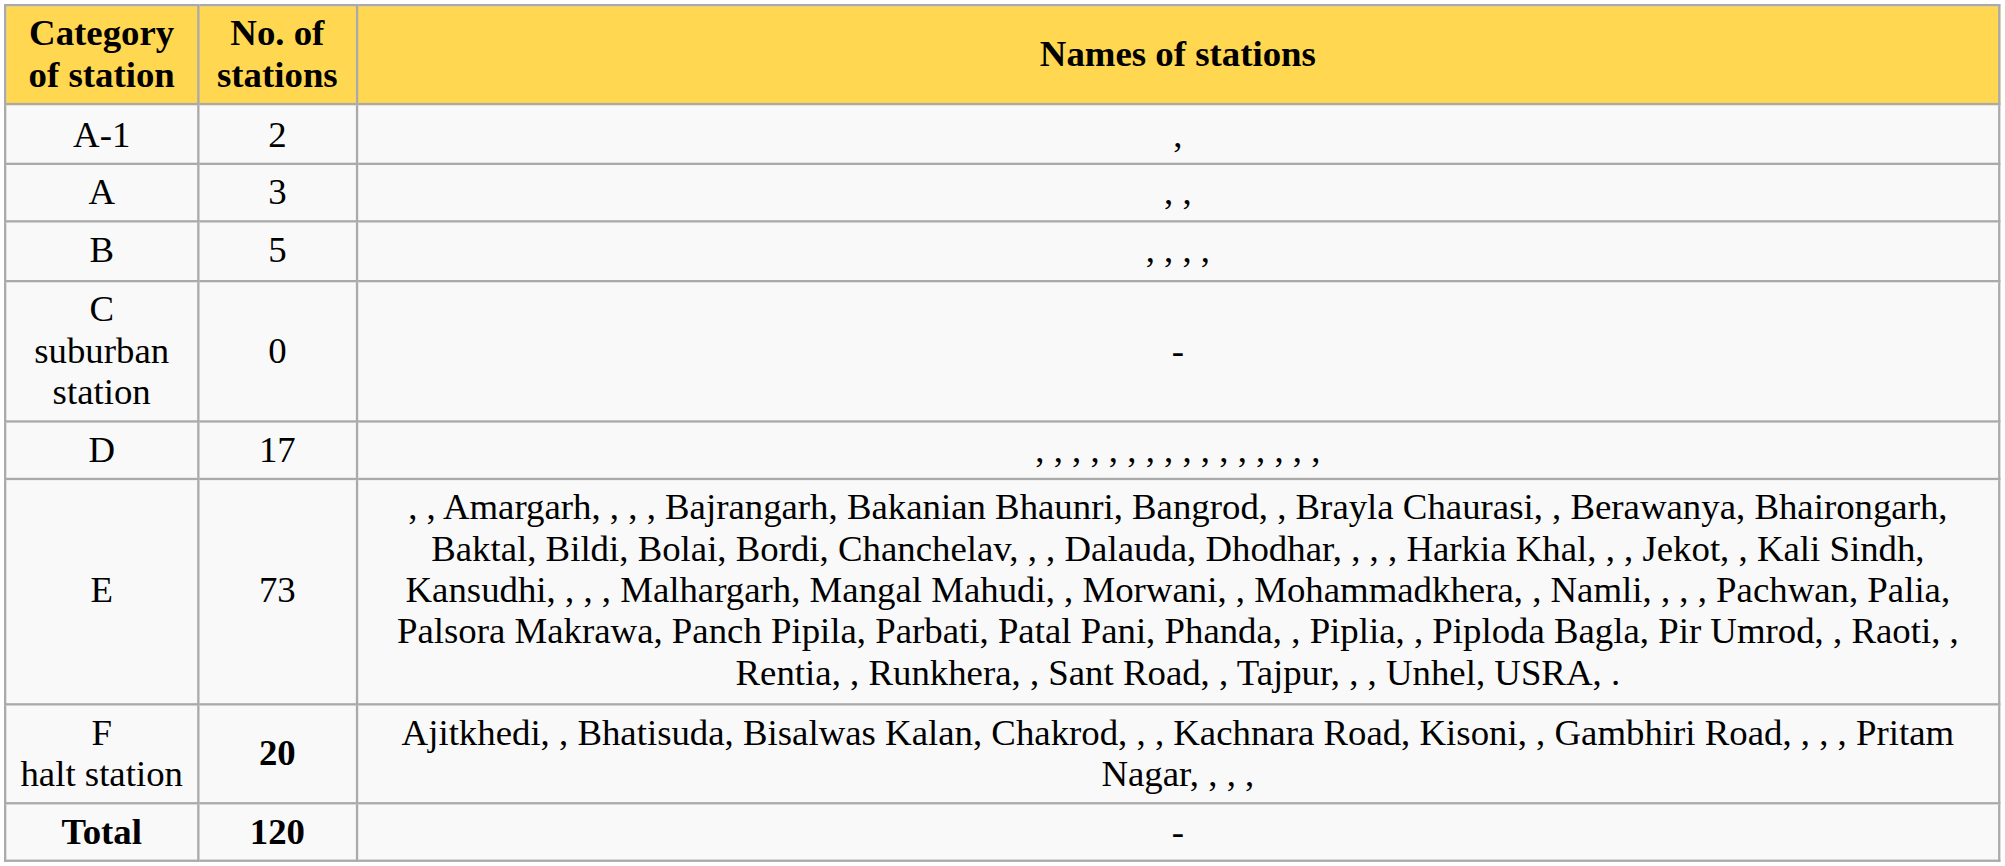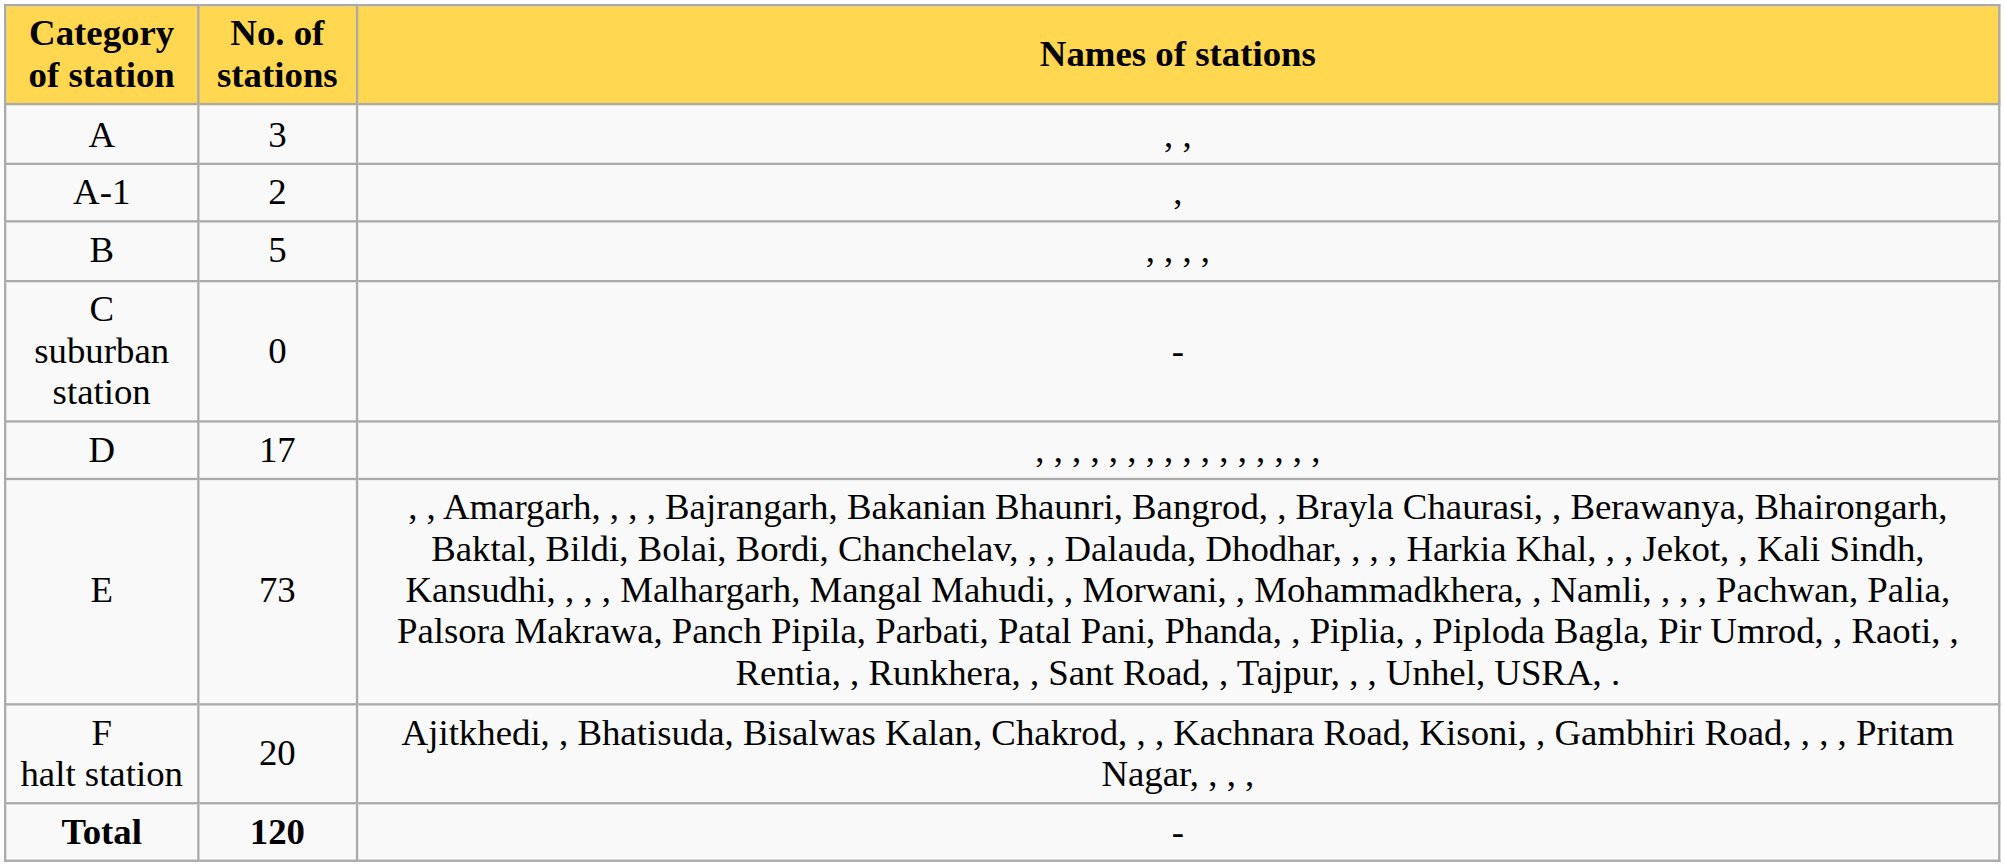rows swapped: (102, 133) <-> (102, 191)
(277, 752) bold -> (277, 752) normal
